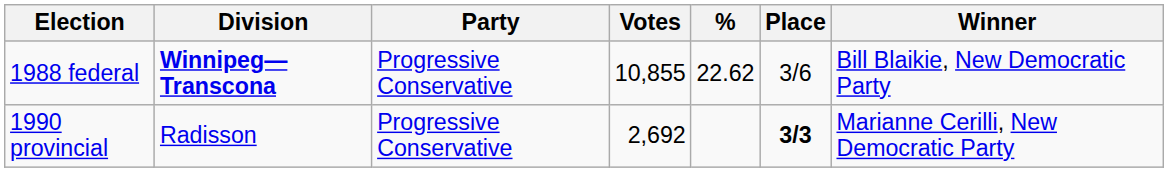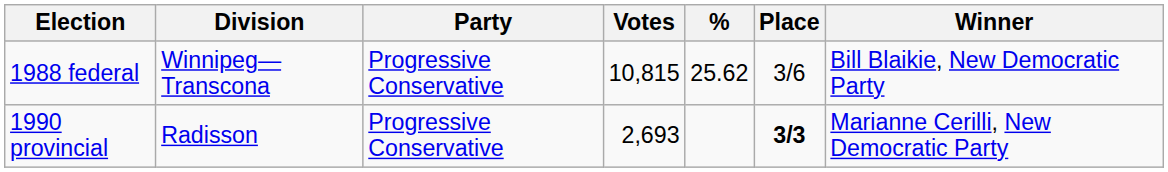(224, 72) bold -> (221, 72) normal
(650, 72) 10,855 -> (644, 72) 10,815
(725, 72) 22.62 -> (719, 72) 25.62
(657, 135) 2,692 -> (651, 135) 2,693
